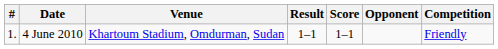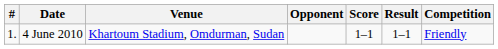columns swapped: (392, 14) <-> (307, 14)
